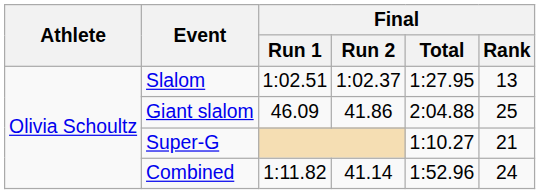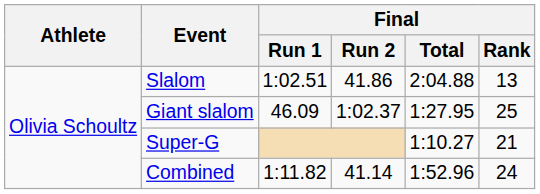(368, 81) 1:02.37 -> (368, 81) 41.86
(442, 81) 1:27.95 -> (442, 81) 2:04.88
(368, 111) 41.86 -> (368, 111) 1:02.37
(442, 111) 2:04.88 -> (442, 111) 1:27.95
